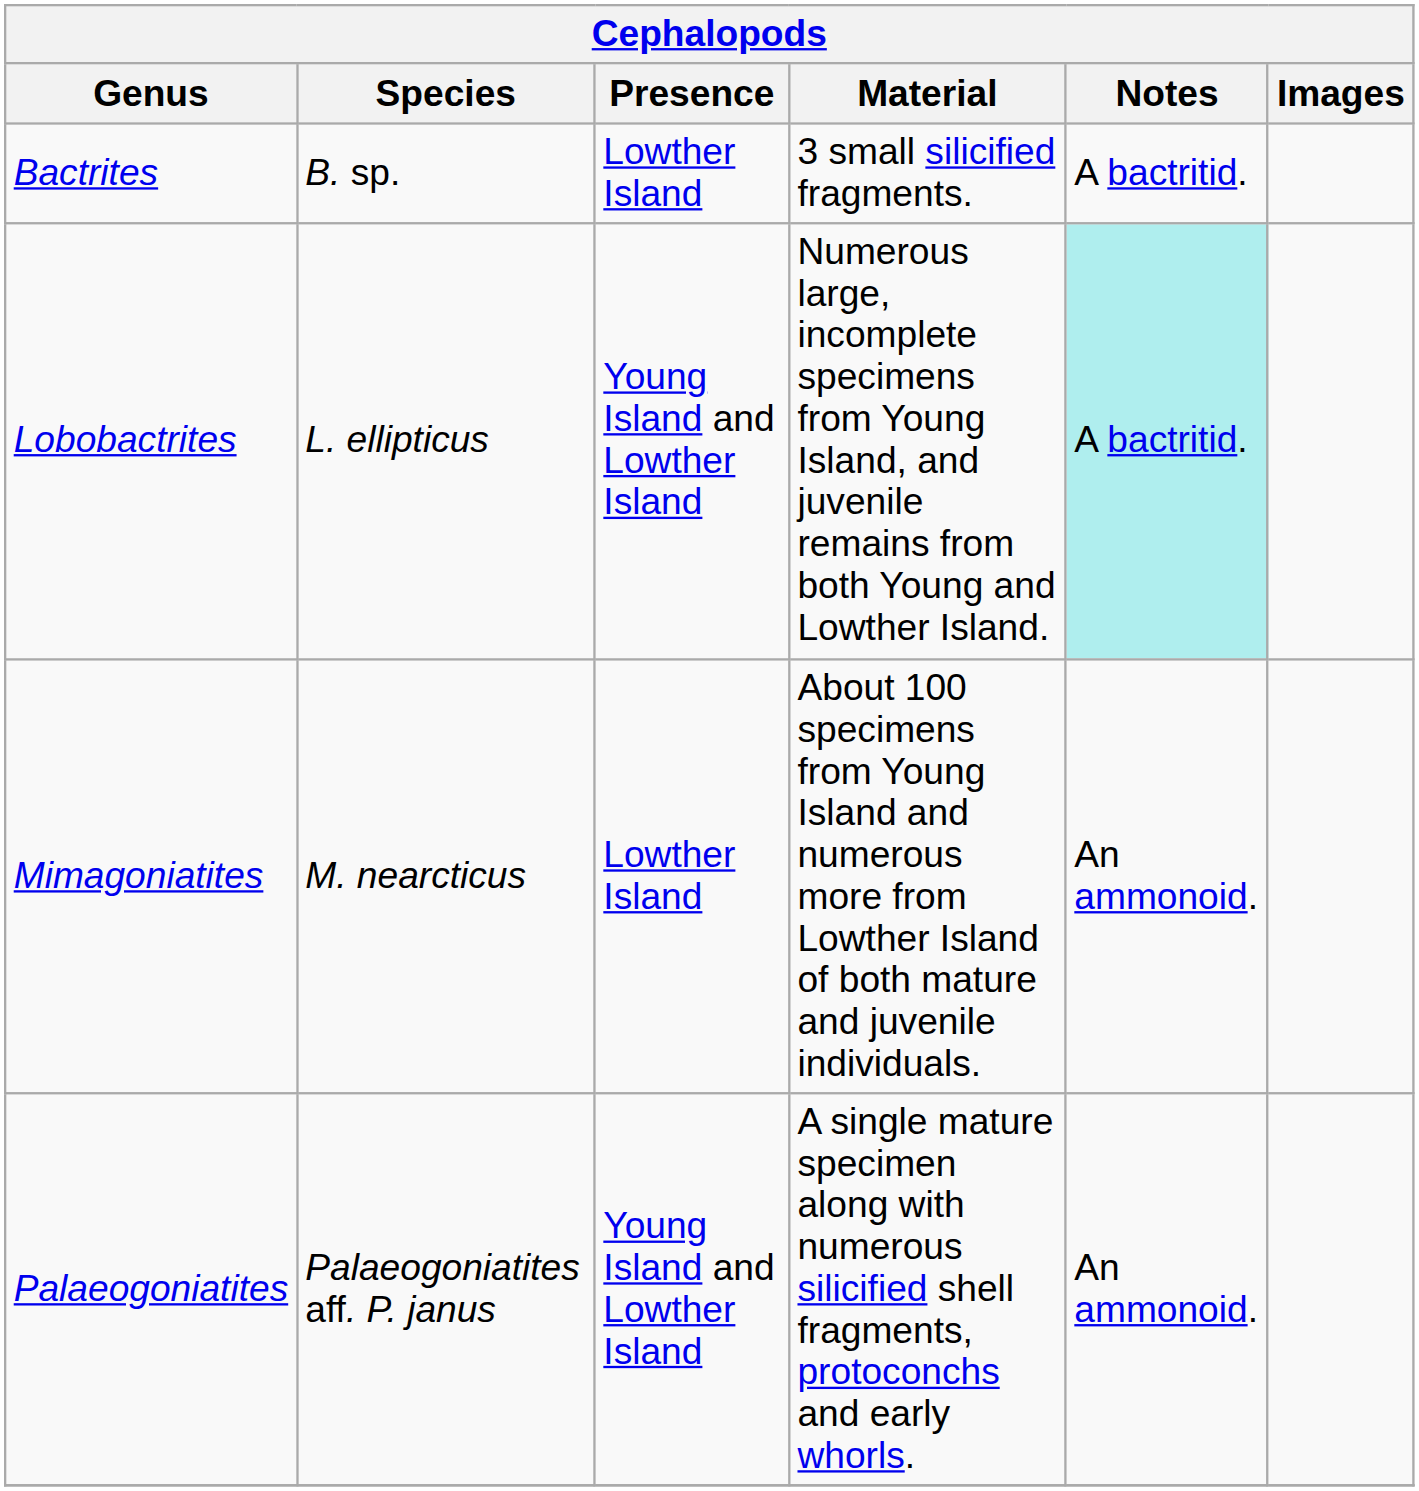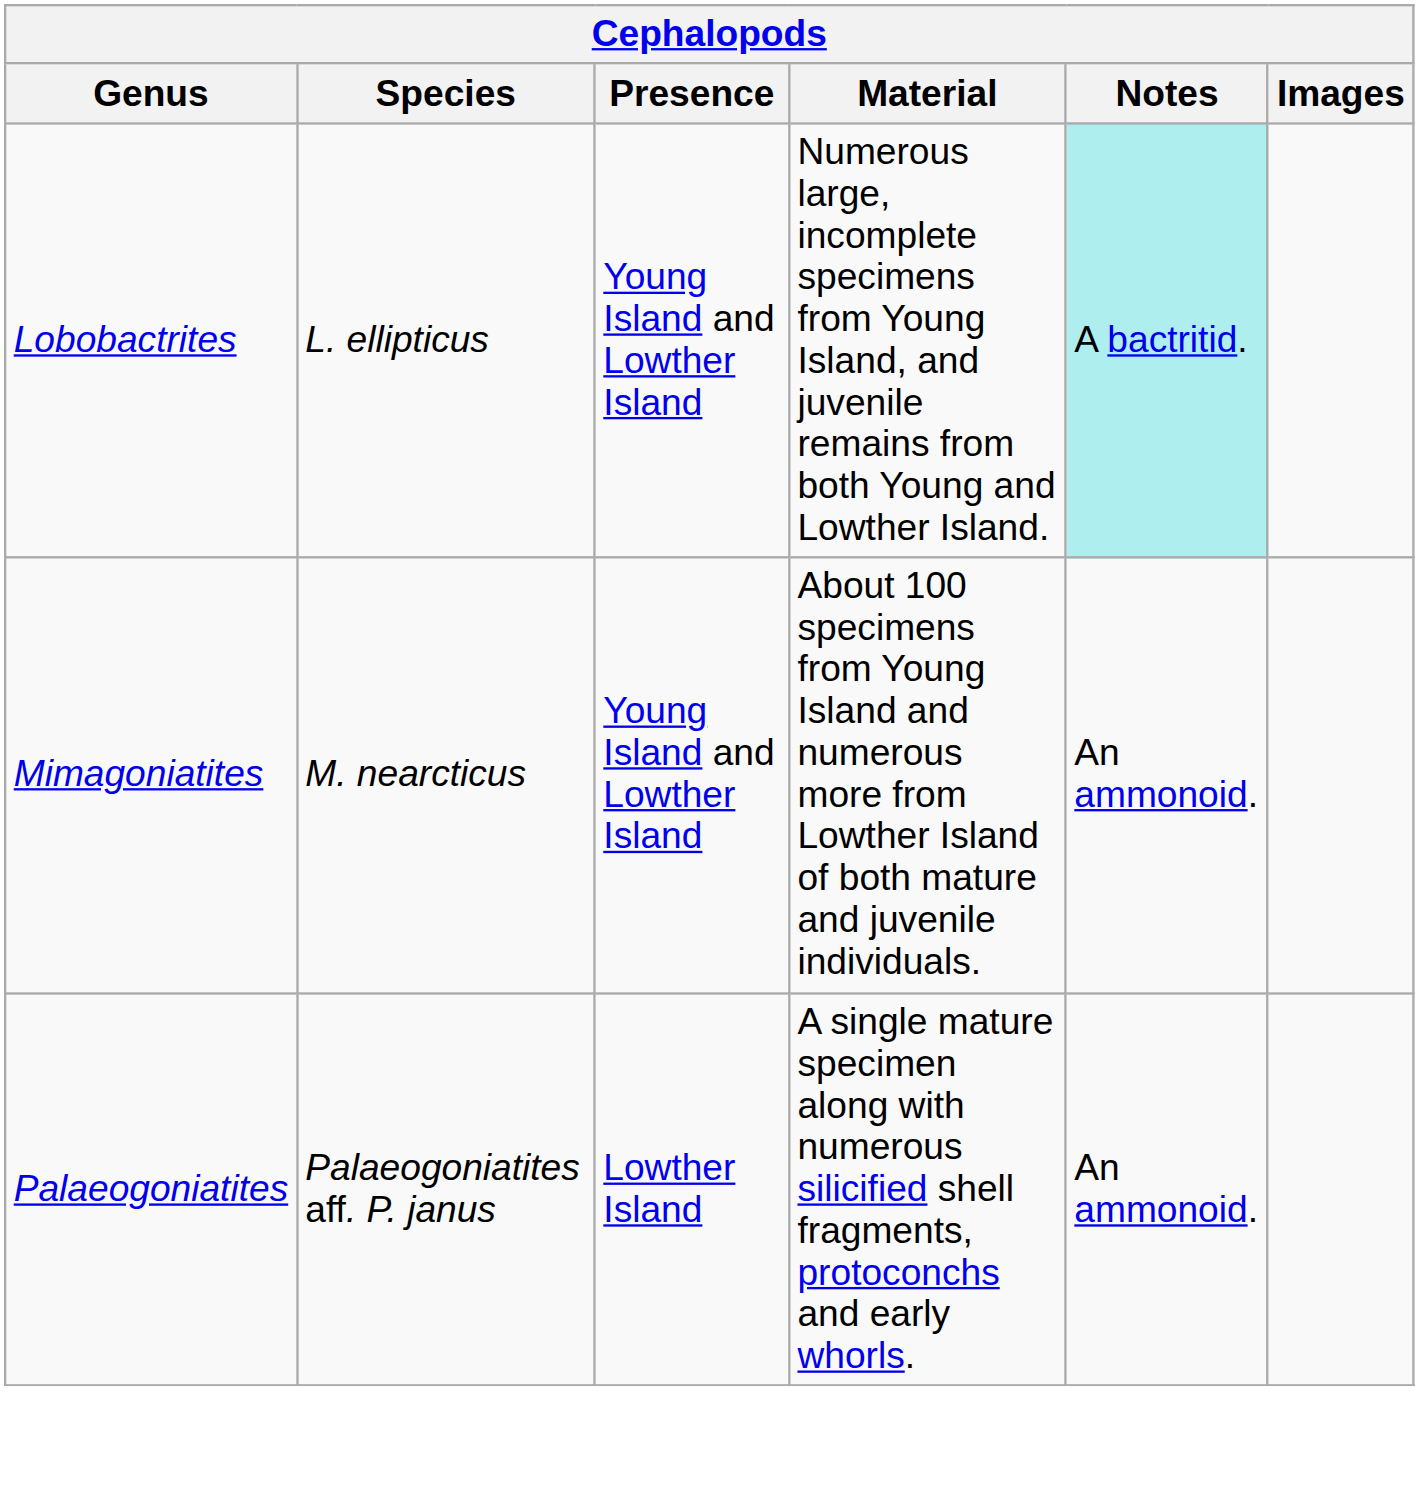- row: (86, 172)
(669, 874) Lowther Island -> (689, 774) Young Island and Lowther Island
(689, 1288) Young Island and Lowther Island -> (669, 1188) Lowther Island
